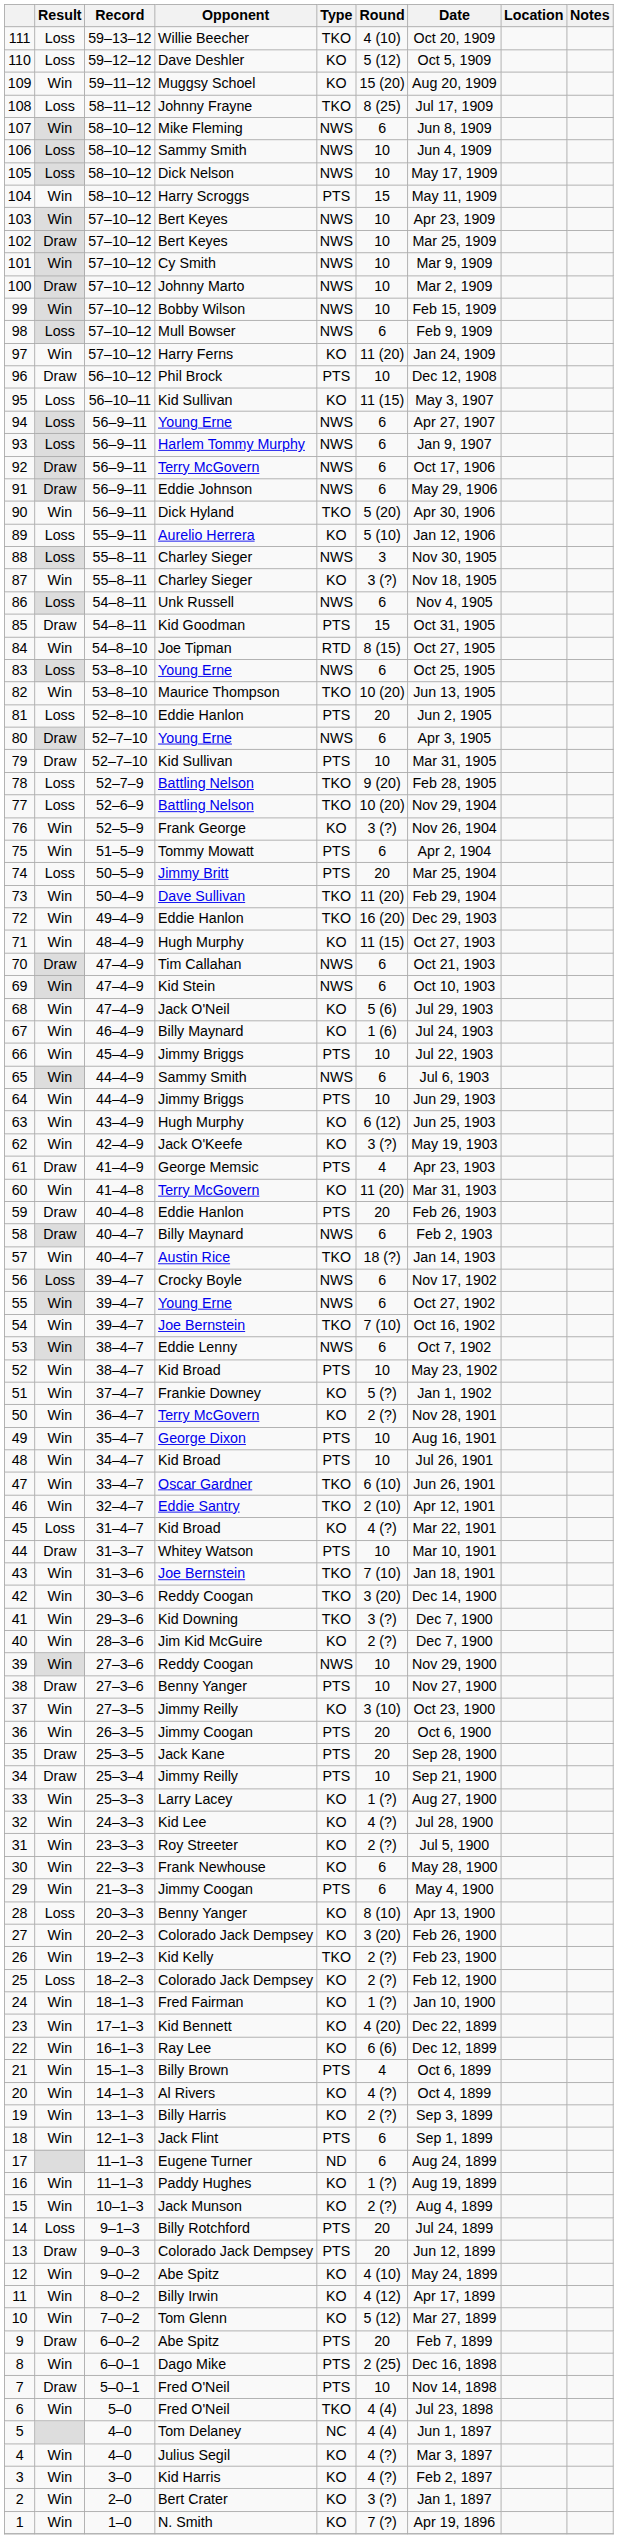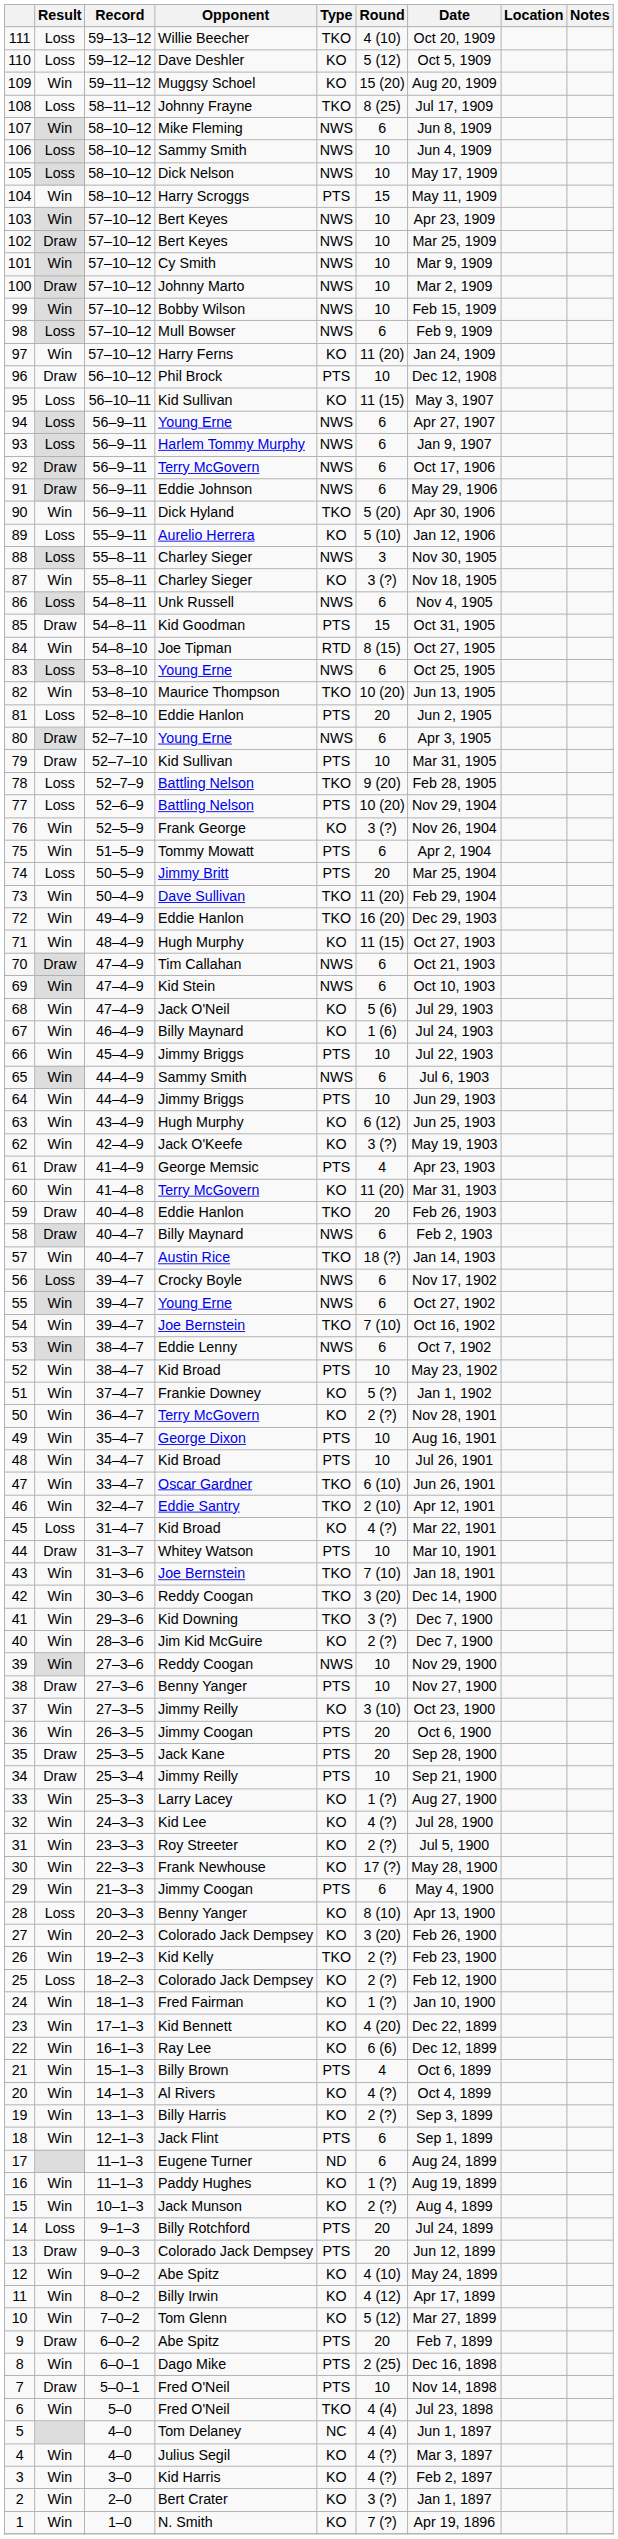(336, 806) TKO -> (336, 806) PTS
(336, 1212) PTS -> (336, 1212) TKO
(382, 1867) 6 -> (382, 1867) 17 (?)
